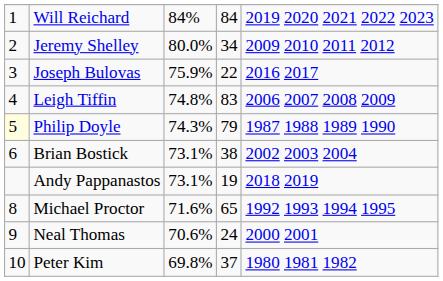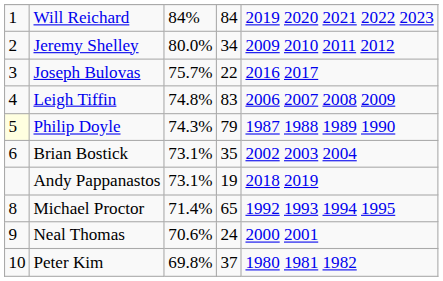(190, 72) 75.9% -> (190, 72) 75.7%
(229, 153) 38 -> (229, 153) 35
(190, 208) 71.6% -> (190, 208) 71.4%
